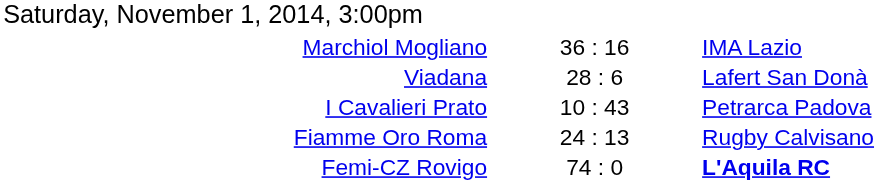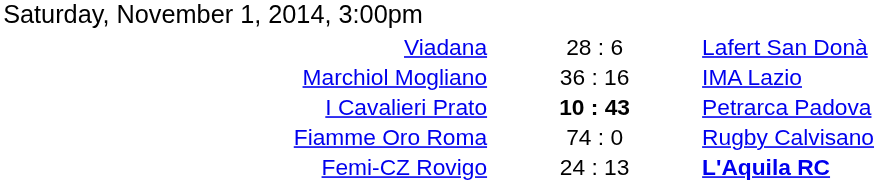rows swapped: (395, 47) <-> (446, 77)
(595, 107) normal -> (595, 107) bold
(595, 137) 24 : 13 -> (595, 137) 74 : 0
(595, 167) 74 : 0 -> (595, 167) 24 : 13
